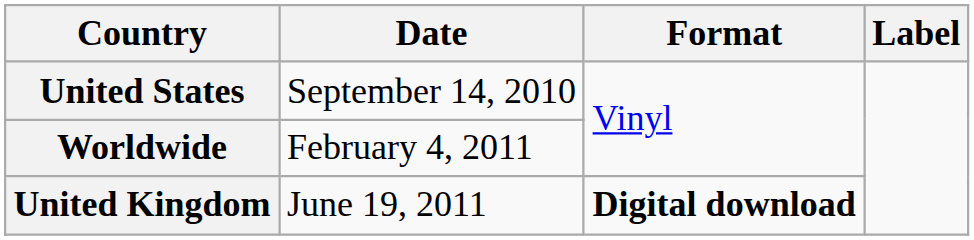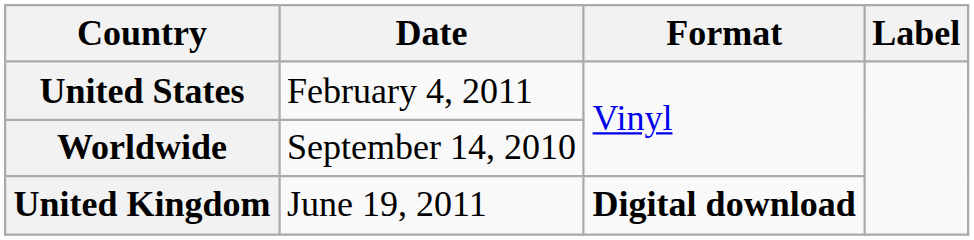(432, 90) September 14, 2010 -> (410, 90) February 4, 2011
(410, 147) February 4, 2011 -> (432, 147) September 14, 2010
